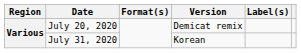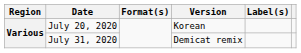(208, 26) Demicat remix -> (189, 26) Korean
(189, 40) Korean -> (208, 40) Demicat remix
